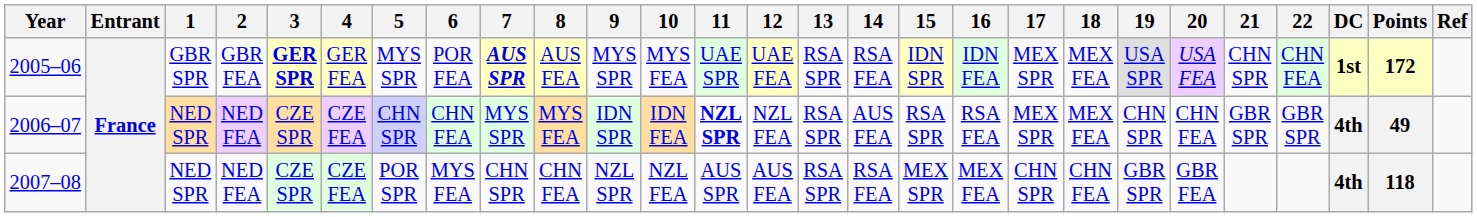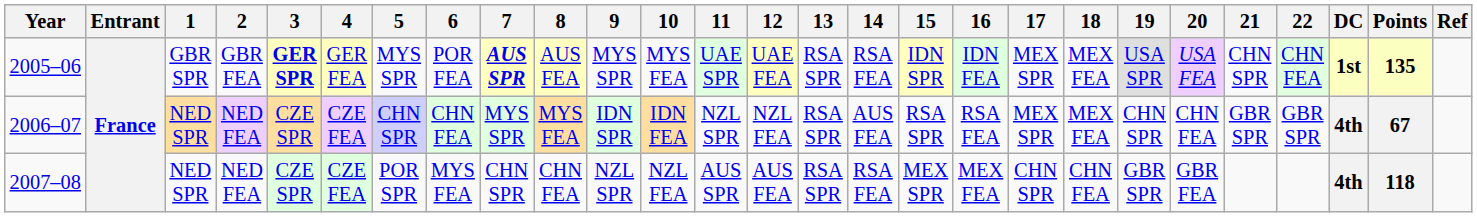(1400, 66) 172 -> (1400, 66) 135
(721, 124) bold -> (721, 124) normal
(1400, 124) 49 -> (1400, 124) 67
